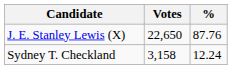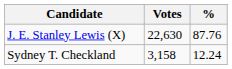(165, 34) 22,650 -> (165, 34) 22,630
